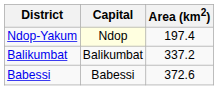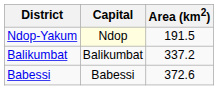(179, 36) 197.4 -> (179, 36) 191.5
